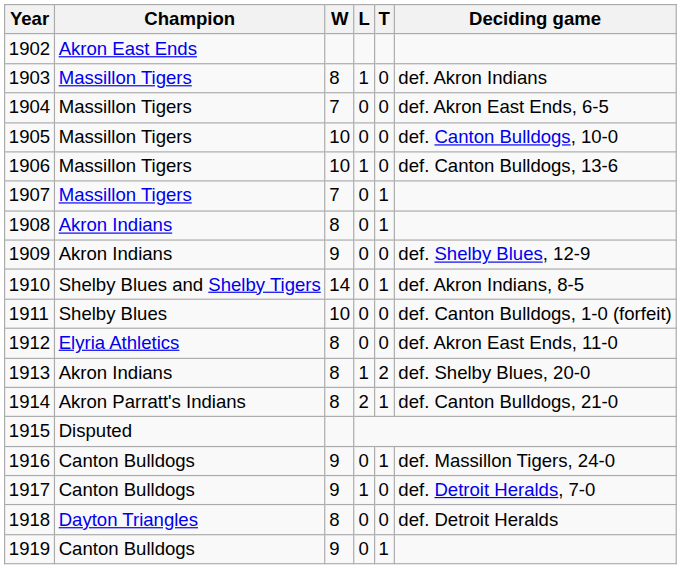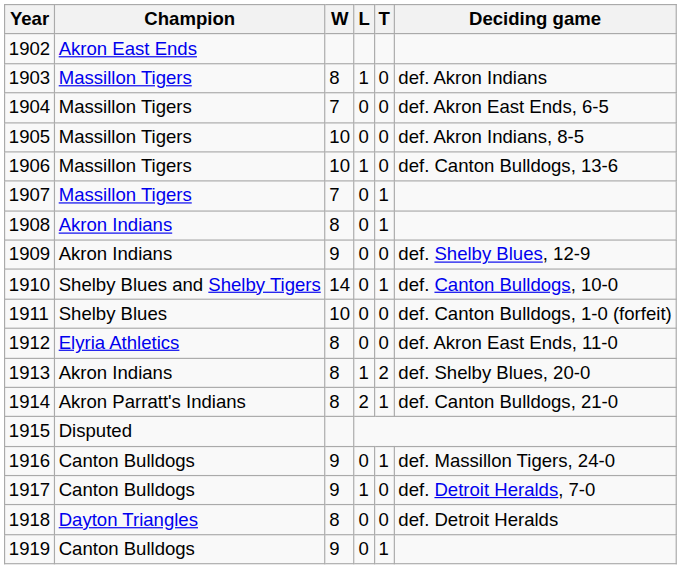(508, 136) def. Canton Bulldogs, 10-0 -> (491, 136) def. Akron Indians, 8-5
(491, 284) def. Akron Indians, 8-5 -> (508, 284) def. Canton Bulldogs, 10-0
